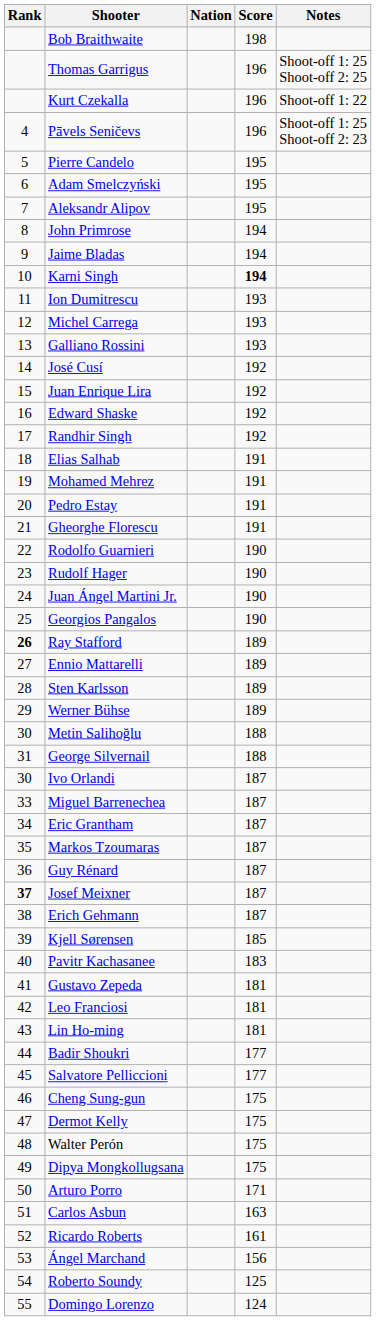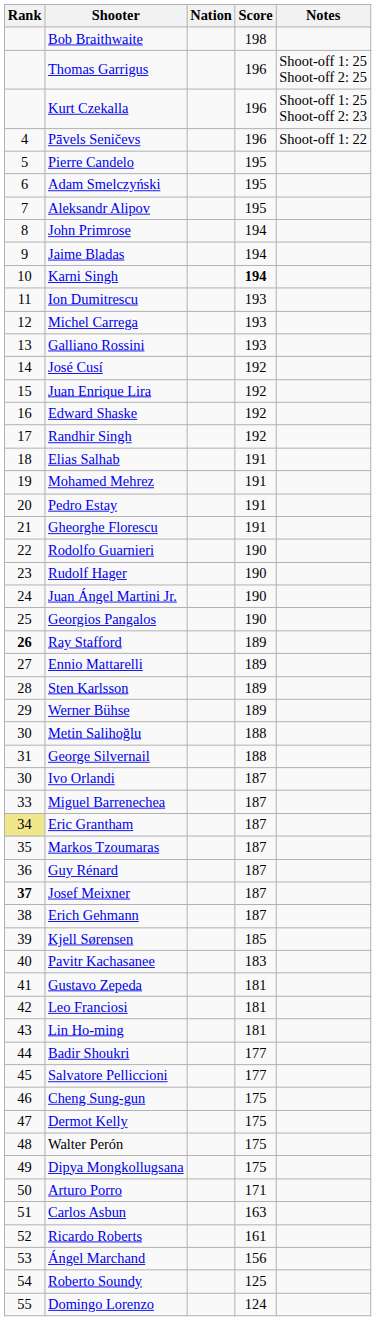(323, 100) Shoot-off 1: 22 -> (323, 108) Shoot-off 1: 25 Shoot-off 2: 23
(323, 131) Shoot-off 1: 25 Shoot-off 2: 23 -> (323, 139) Shoot-off 1: 22
(25, 824) no background -> (25, 824) khaki background
